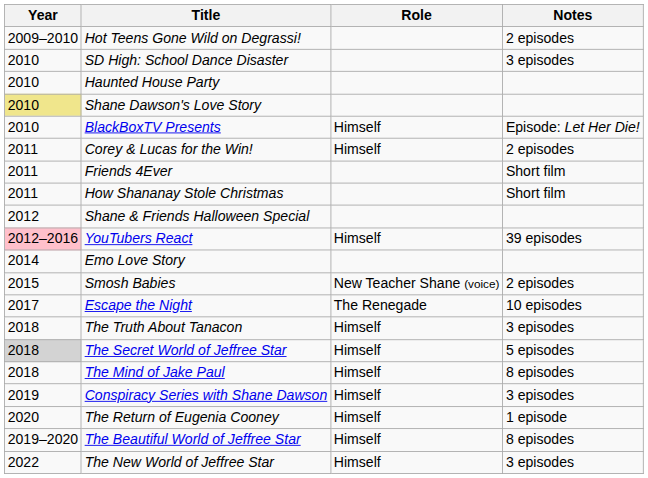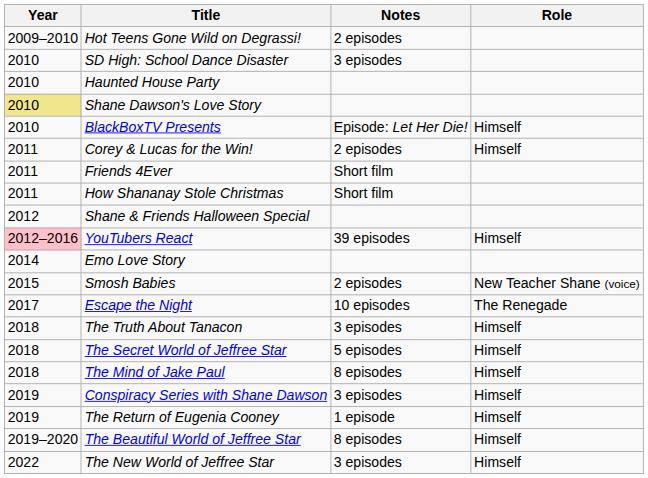columns swapped: (417, 15) <-> (573, 15)
(23, 350) lightgrey background -> (23, 350) no background
(23, 417) 2020 -> (23, 417) 2019
